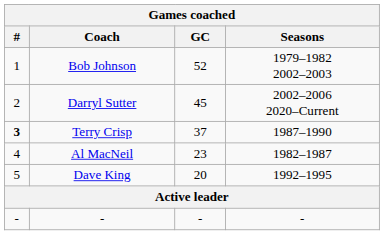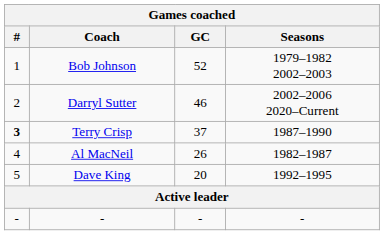(200, 103) 45 -> (200, 103) 46
(200, 154) 23 -> (200, 154) 26
